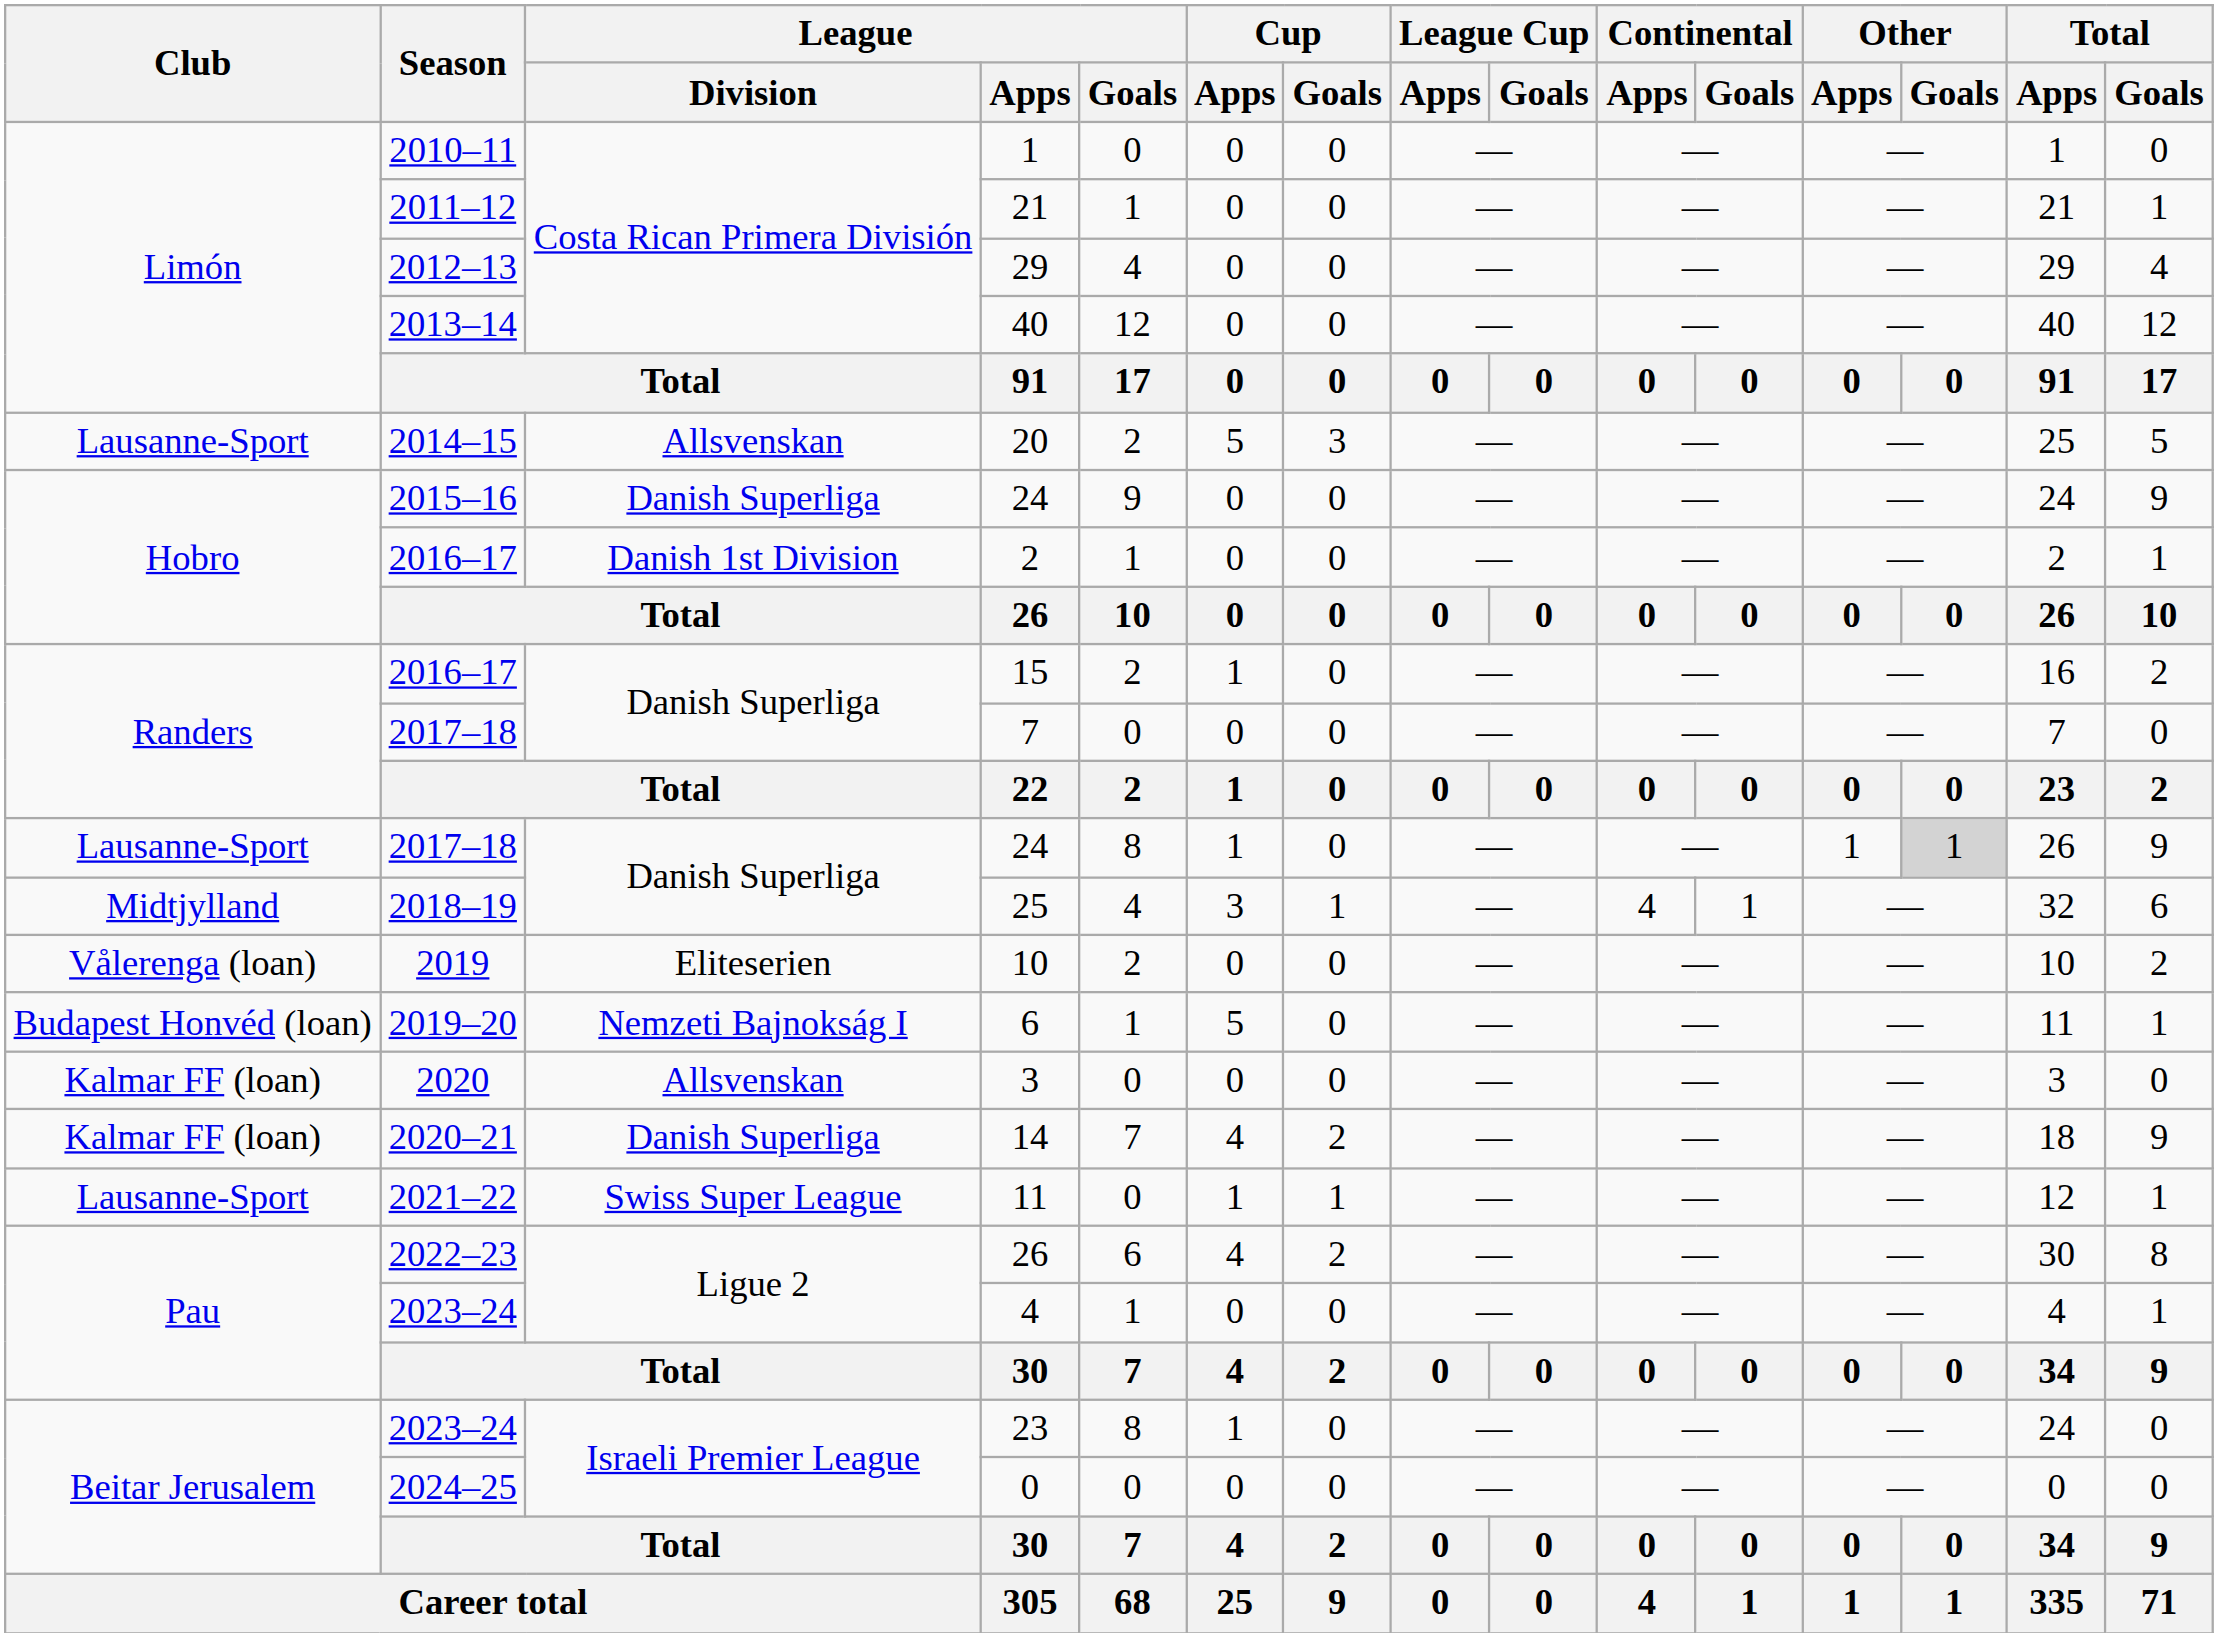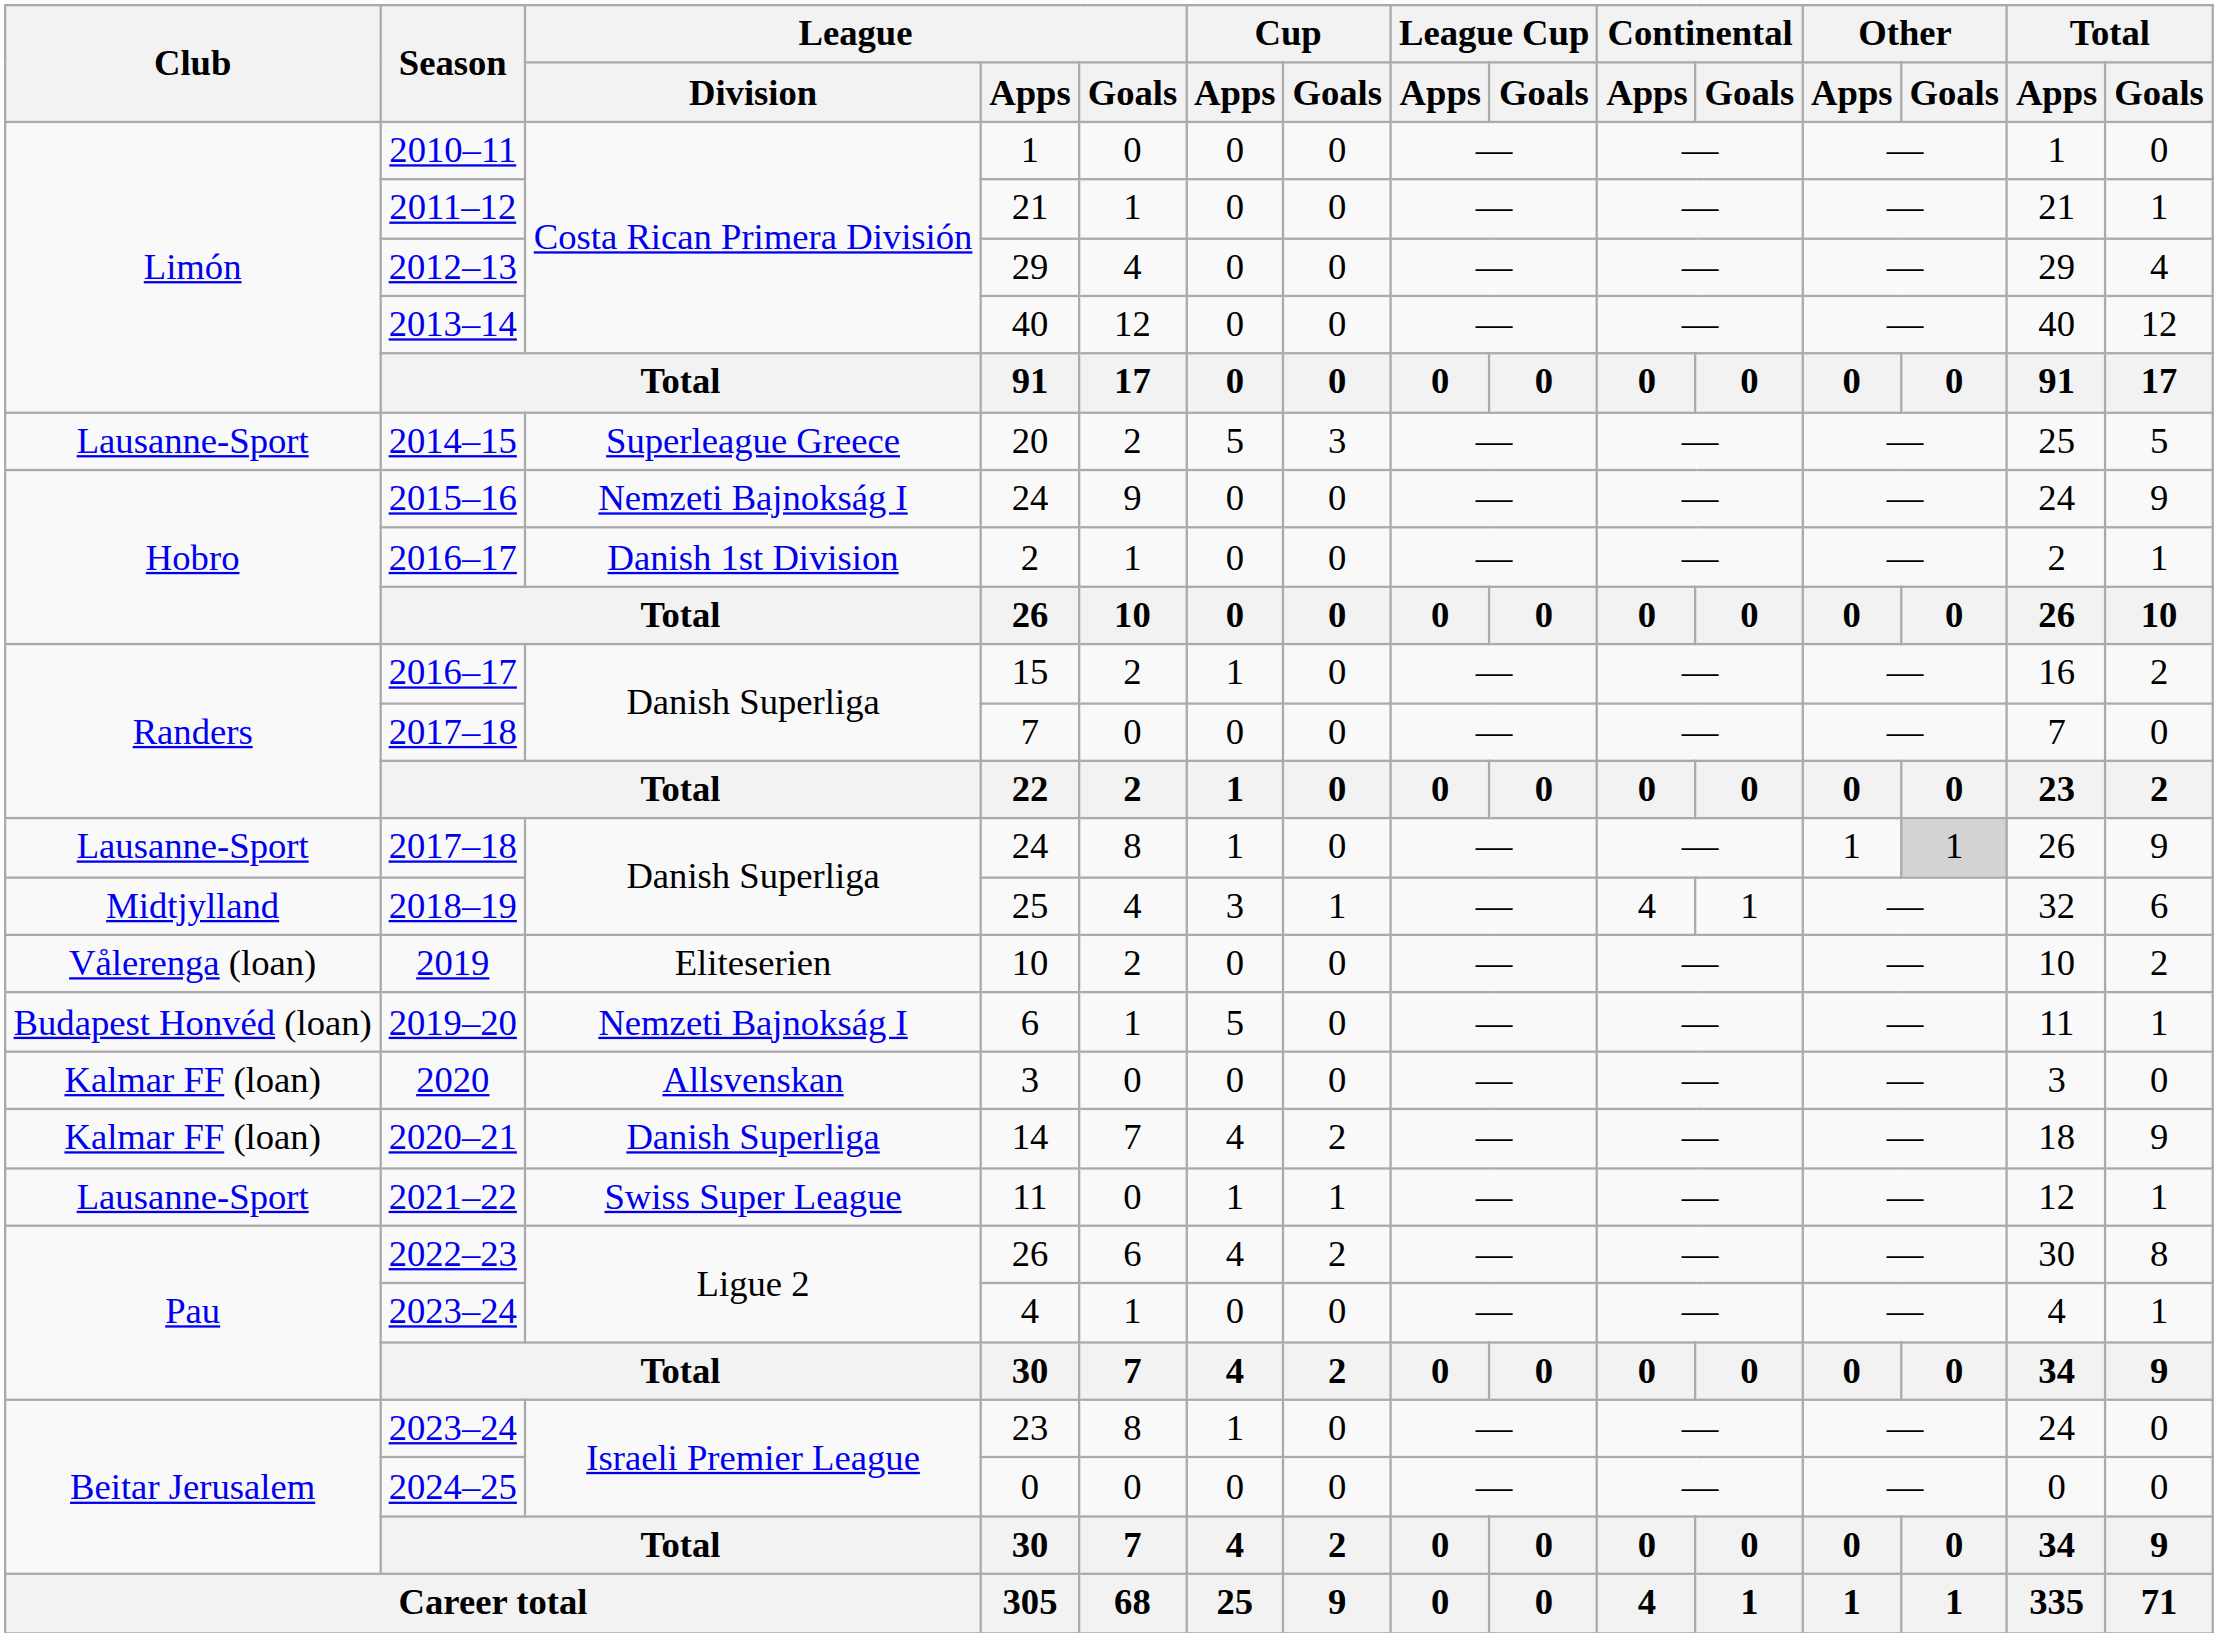(753, 440) Allsvenskan -> (753, 440) Superleague Greece
(753, 498) Danish Superliga -> (753, 498) Nemzeti Bajnokság I
